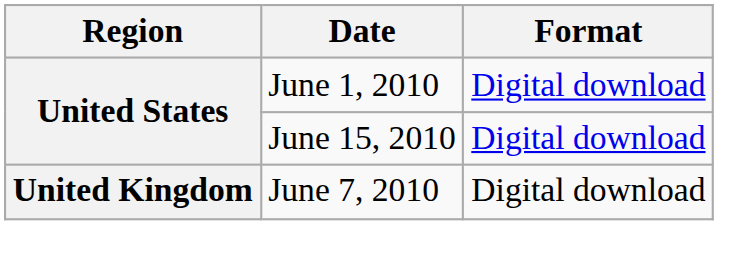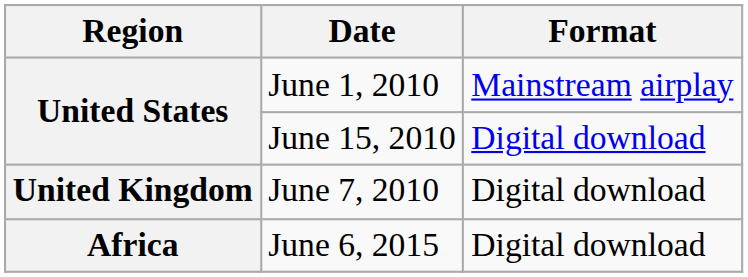(588, 84) Digital download -> (602, 84) Mainstream airplay
+ row: (354, 244)
